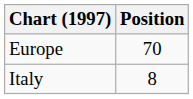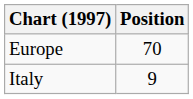(152, 78) 8 -> (152, 78) 9
